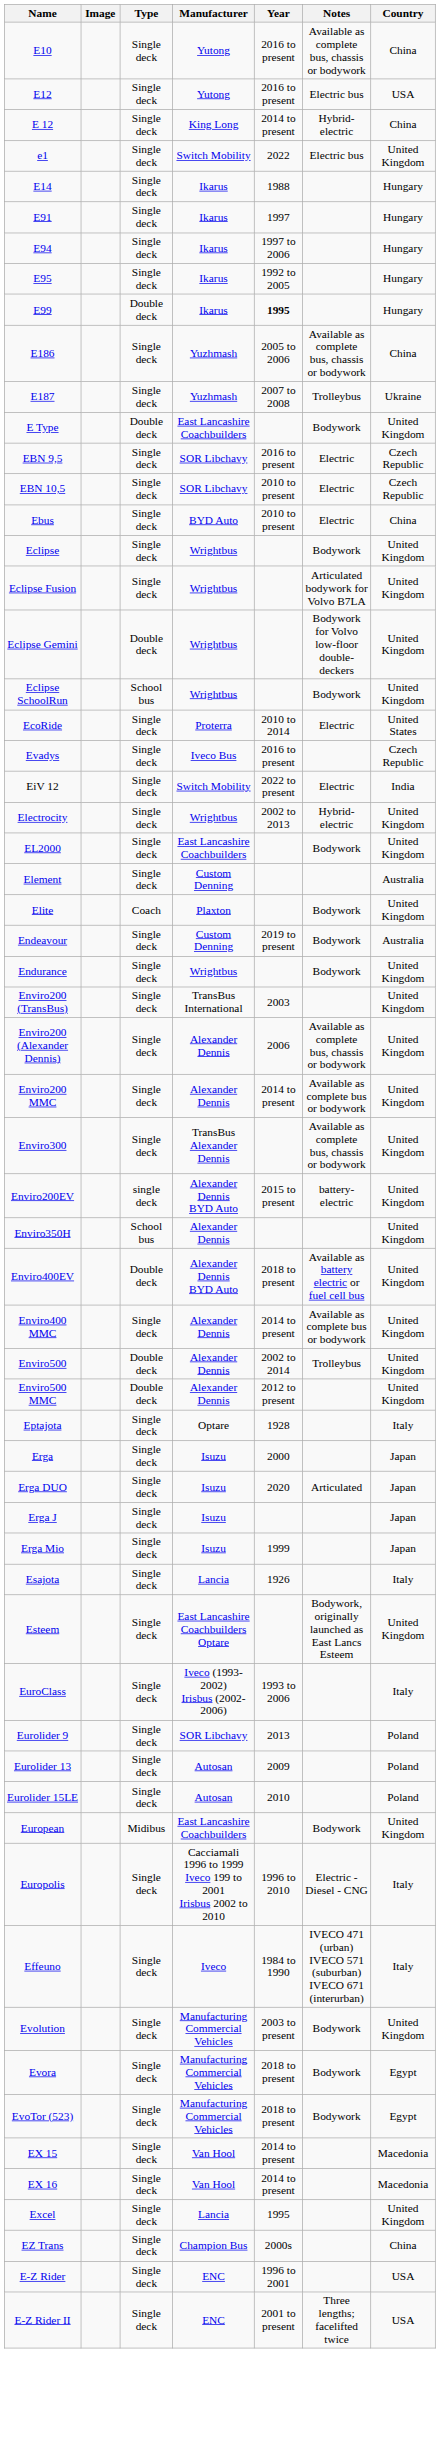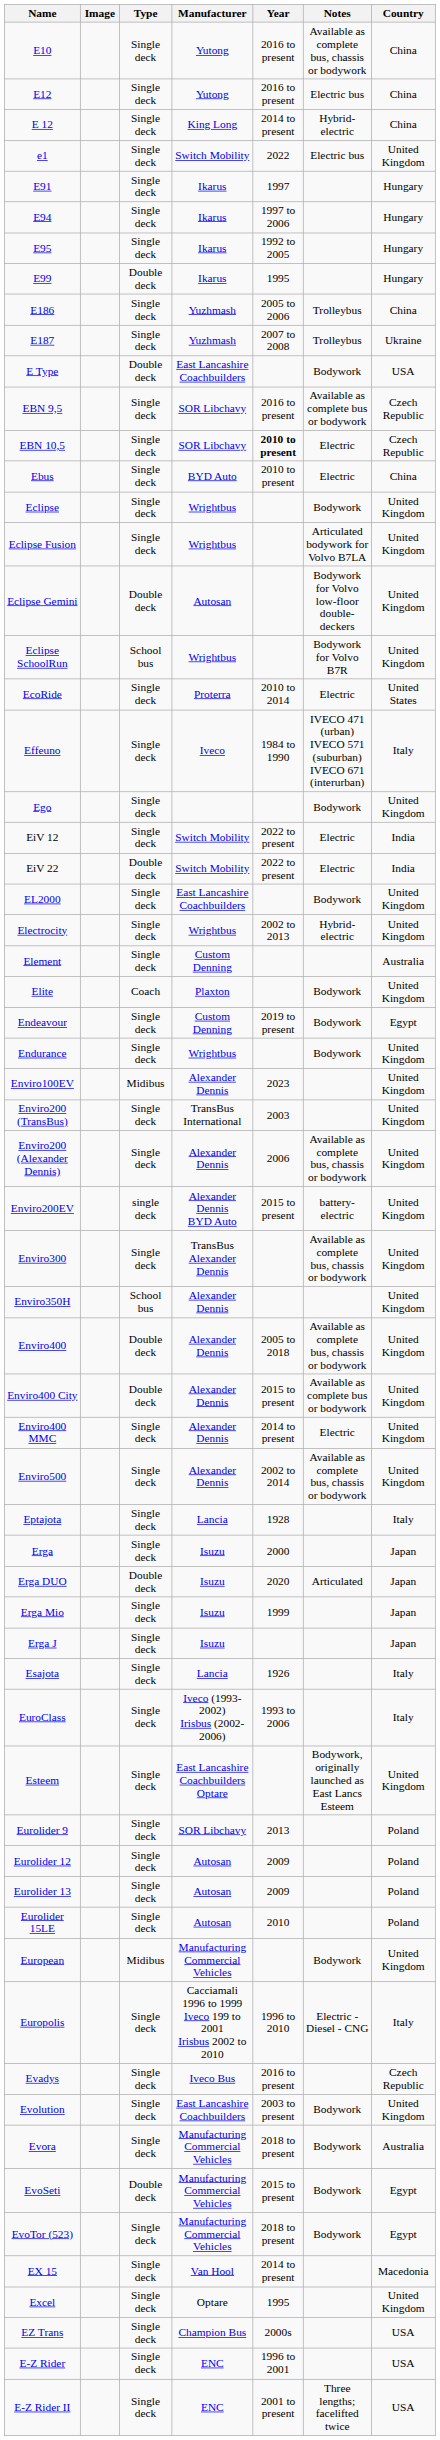(403, 94) USA -> (403, 94) China
- row: (43, 186)
(278, 309) bold -> (278, 279) normal
(337, 353) Available as complete bus, chassis or bodywork -> (337, 309) Trolleybus
(403, 427) United Kingdom -> (403, 371) USA
(337, 458) Electric -> (337, 408) Available as complete bus or bodywork
(278, 489) normal -> (278, 445) bold
(214, 644) Wrightbus -> (212, 600) Autosan
(337, 694) Bodywork -> (337, 657) Bodywork for Volvo B7R
rows swapped: (43, 1966) <-> (43, 756)
+ row: (42, 807)
+ row: (42, 868)
rows swapped: (43, 848) <-> (43, 817)
(403, 940) Australia -> (403, 1022) Egypt
+ row: (42, 1084)
- row: (43, 1095)
rows swapped: (43, 1195) <-> (43, 1145)
+ row: (42, 1345)
+ row: (42, 1395)
- row: (43, 1276)
(337, 1326) Available as complete bus or bodywork -> (337, 1432) Electric
(146, 1363) Double deck -> (146, 1476) Single deck
(337, 1363) Trolleybus -> (337, 1476) Available as complete bus, chassis or bodywork
- row: (43, 1394)
(214, 1425) Optare -> (212, 1520) Lancia
(146, 1487) Single deck -> (146, 1581) Double deck
rows swapped: (43, 1517) <-> (43, 1548)
rows swapped: (43, 1629) <-> (43, 1692)
+ row: (42, 1861)
(214, 1828) East Lancashire Coachbuilders -> (212, 1959) Manufacturing Commercial Vehicles
(214, 2029) Manufacturing Commercial Vehicles -> (212, 2109) East Lancashire Coachbuilders
(403, 2072) Egypt -> (403, 2147) Australia
+ row: (42, 2190)
- row: (43, 2184)
(214, 2215) Lancia -> (212, 2302) Optare
(403, 2245) China -> (403, 2332) USA
